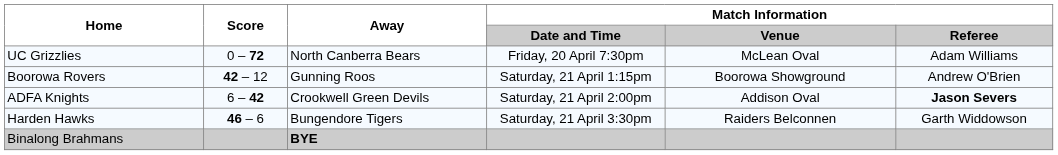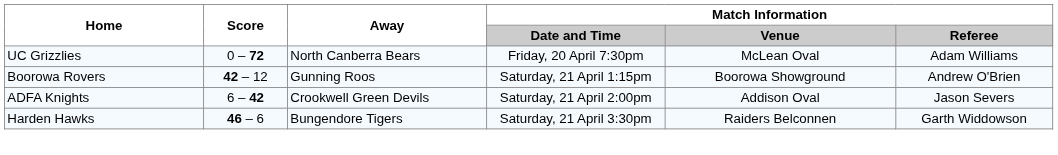(974, 97) bold -> (974, 97) normal
- row: (65, 139)
